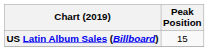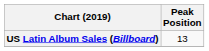(182, 38) 15 -> (182, 38) 13
